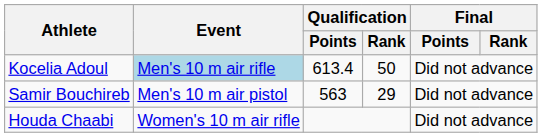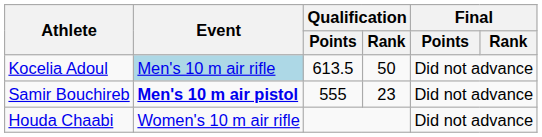(333, 68) 613.4 -> (333, 68) 613.5
(212, 94) normal -> (218, 94) bold
(333, 94) 563 -> (333, 94) 555
(386, 94) 29 -> (386, 94) 23
